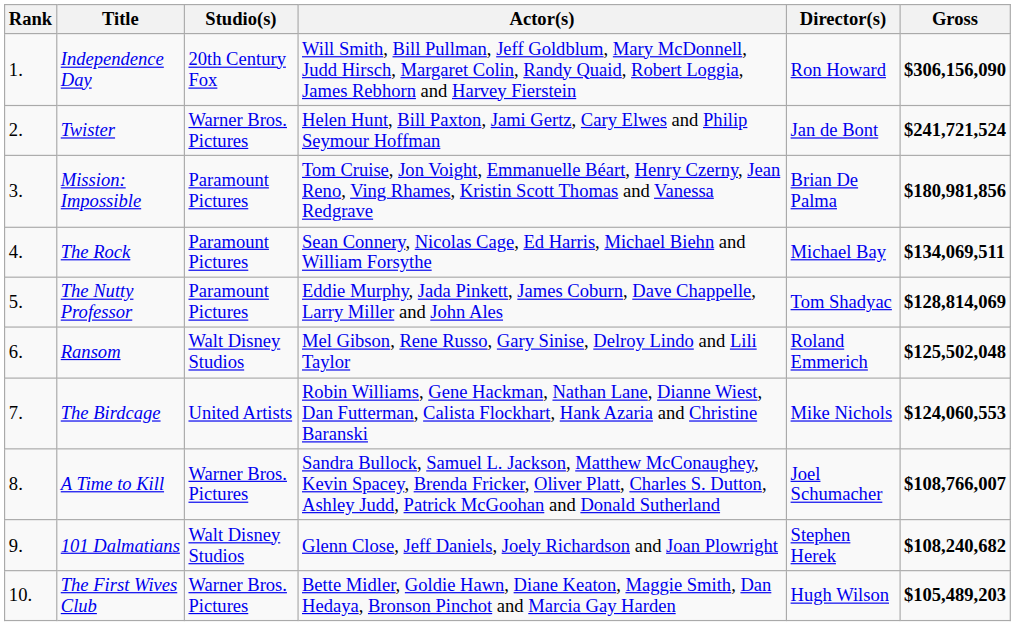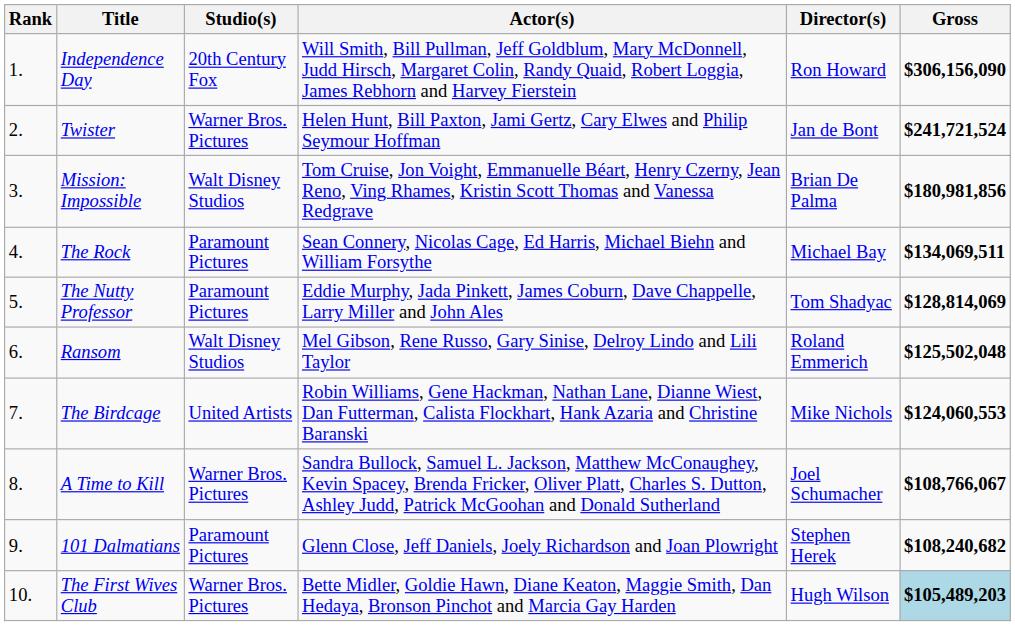(229, 191) Paramount Pictures -> (234, 191) Walt Disney Studios
(955, 484) $108,766,007 -> (955, 484) $108,766,067
(234, 545) Walt Disney Studios -> (229, 545) Paramount Pictures
(955, 595) no background -> (955, 595) lightblue background
